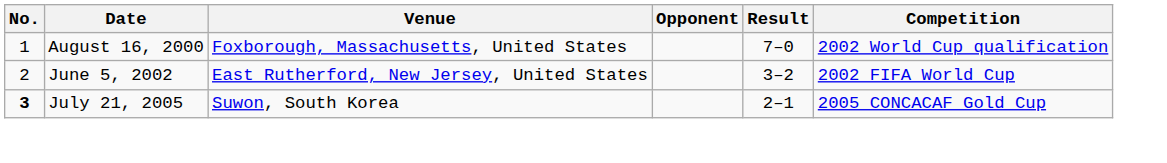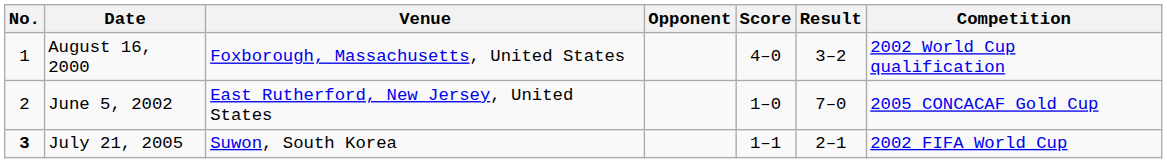+ column: (766, 19)
(778, 47) 7–0 -> (831, 57) 3–2
(778, 75) 3–2 -> (831, 105) 7–0
(916, 75) 2002 FIFA World Cup -> (984, 105) 2005 CONCACAF Gold Cup
(932, 103) 2005 CONCACAF Gold Cup -> (969, 143) 2002 FIFA World Cup
